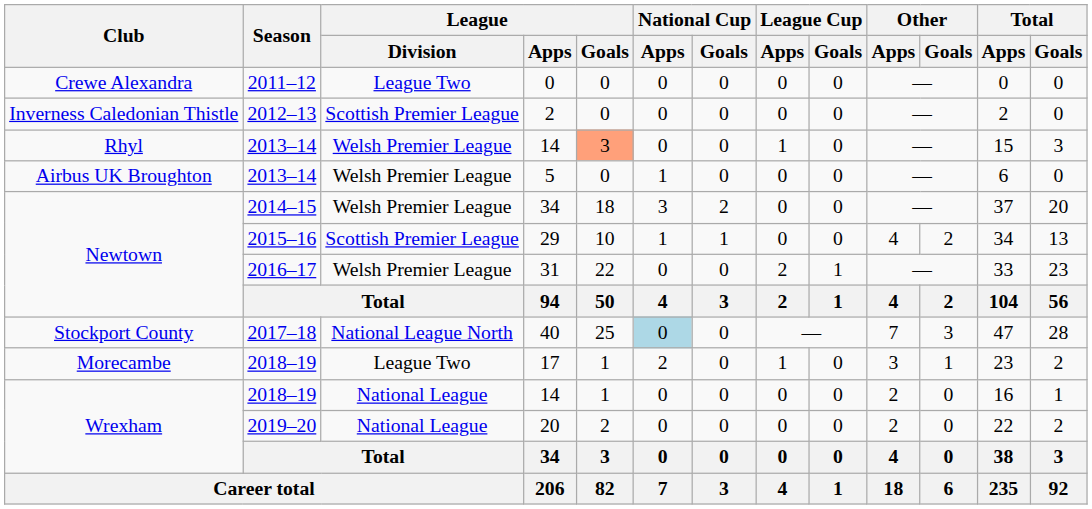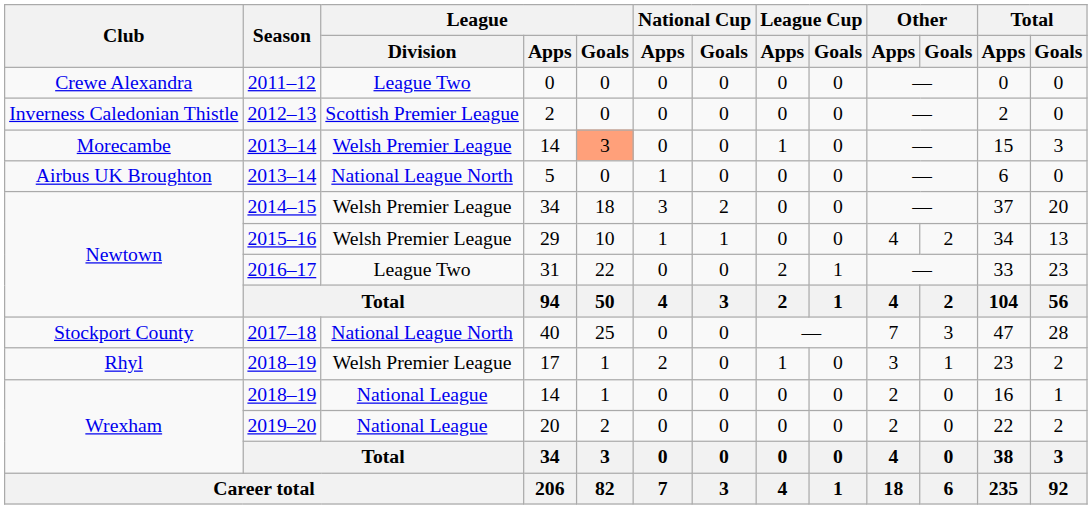(124, 144) Rhyl -> (124, 144) Morecambe
(422, 176) Welsh Premier League -> (422, 176) National League North
(422, 238) Scottish Premier League -> (422, 238) Welsh Premier League
(422, 269) Welsh Premier League -> (422, 269) League Two
(663, 332) lightblue background -> (663, 332) no background
(124, 363) Morecambe -> (124, 363) Rhyl
(422, 363) League Two -> (422, 363) Welsh Premier League
